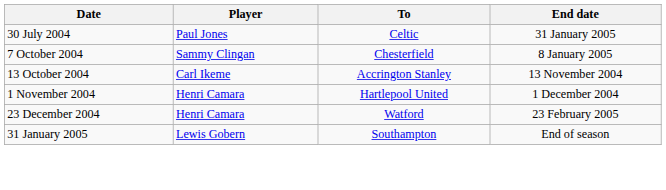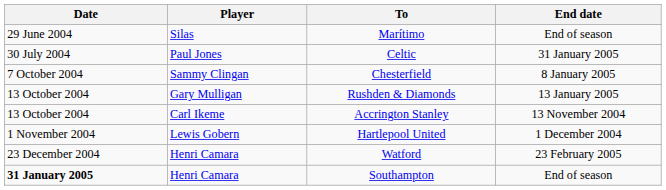+ row: (401, 34)
+ row: (401, 94)
(210, 94) Henri Camara -> (205, 135) Lewis Gobern
(47, 135) normal -> (50, 175) bold
(211, 135) Lewis Gobern -> (204, 175) Henri Camara
